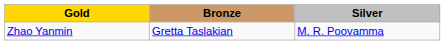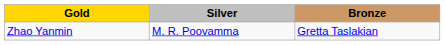columns swapped: (367, 13) <-> (222, 13)
